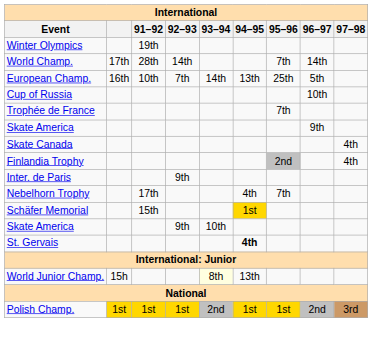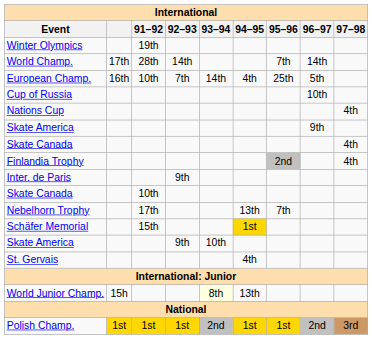(250, 78) 13th -> (250, 78) 4th
- row: (51, 111)
+ row: (35, 111)
+ row: (40, 194)
(250, 194) 4th -> (250, 210) 13th
(250, 243) bold -> (250, 260) normal
